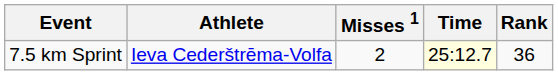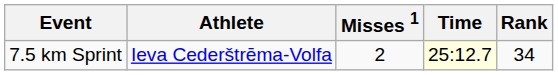(524, 55) 36 -> (524, 55) 34
